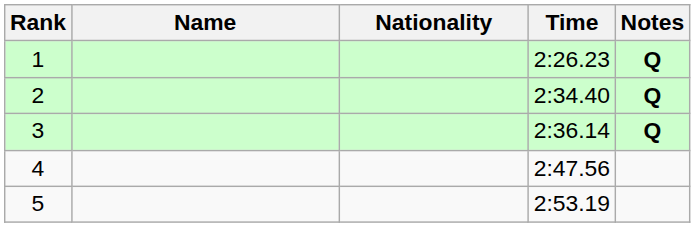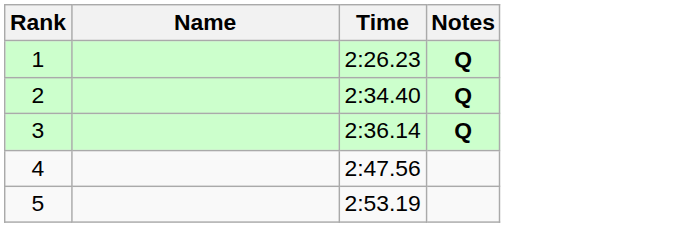- column: (434, 22)
